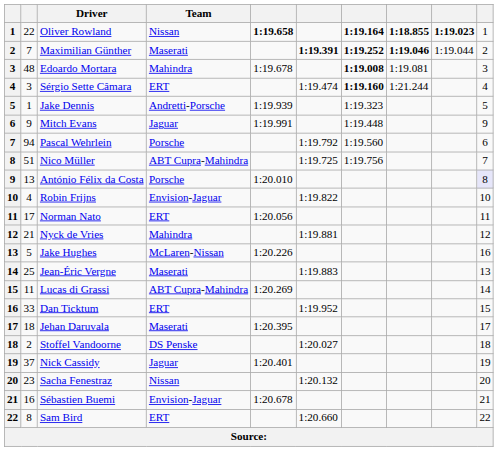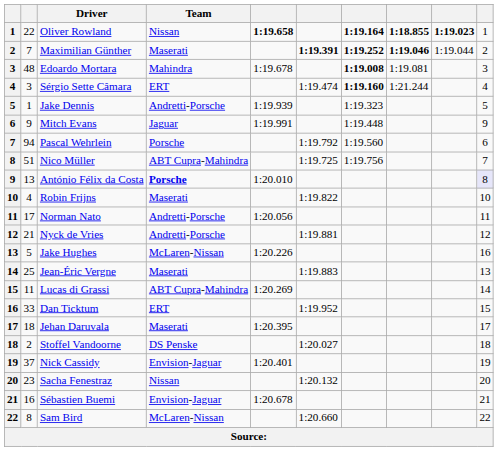(167, 178) normal -> (168, 178) bold
(185, 197) Envision-Jaguar -> (168, 197) Maserati
(159, 215) ERT -> (187, 215) Andretti-Porsche
(171, 234) Mahindra -> (187, 234) Andretti-Porsche
(163, 362) Jaguar -> (185, 362) Envision-Jaguar
(159, 418) ERT -> (186, 418) McLaren-Nissan
